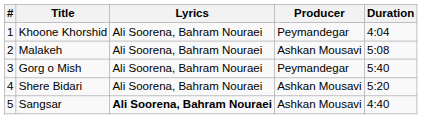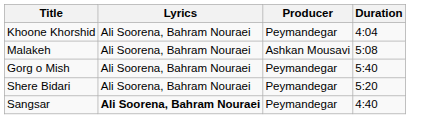- column: (10, 13)
(319, 86) Ashkan Mousavi -> (301, 86) Peymandegar
(319, 104) Ashkan Mousavi -> (301, 104) Peymandegar
